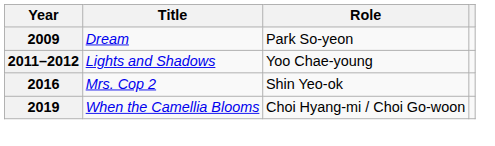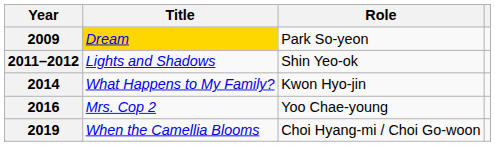(107, 38) no background -> (107, 38) gold background
(319, 61) Yoo Chae-young -> (320, 61) Shin Yeo-ok
+ row: (43, 84)
(304, 84) Shin Yeo-ok -> (335, 107) Yoo Chae-young
